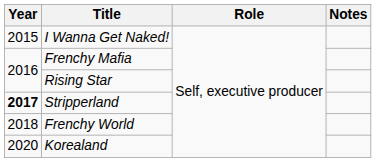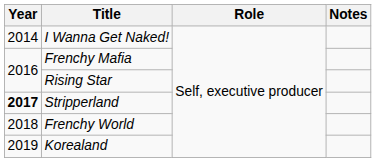(23, 37) 2015 -> (23, 37) 2014
(23, 146) 2020 -> (23, 146) 2019
